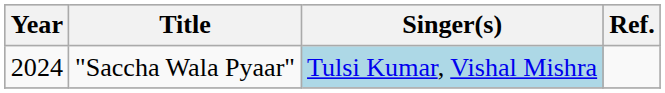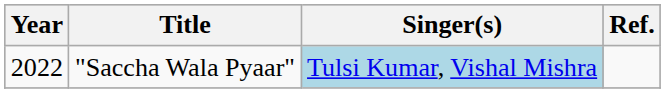(37, 66) 2024 -> (37, 66) 2022
